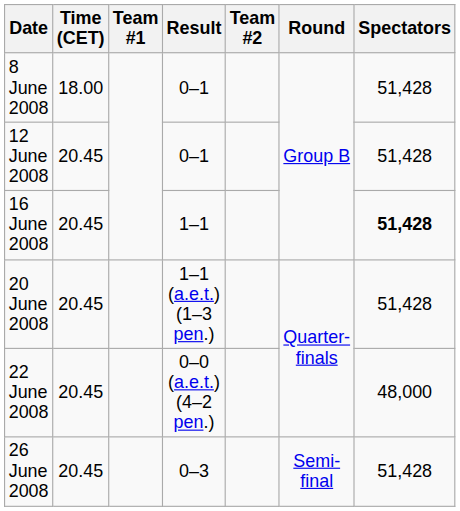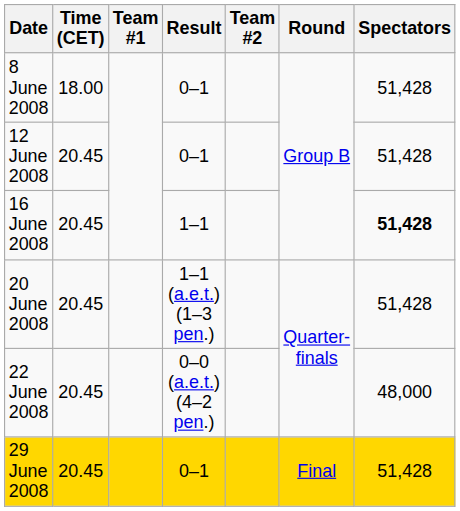- row: (29, 471)
+ row: (29, 471)
